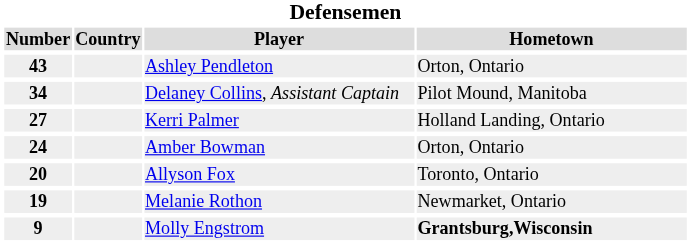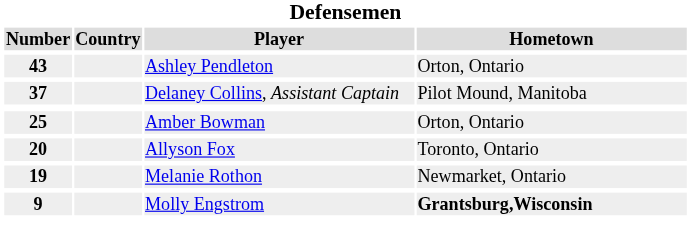(38, 93) 34 -> (38, 93) 37
- row: (192, 120)
(38, 147) 24 -> (38, 122) 25
